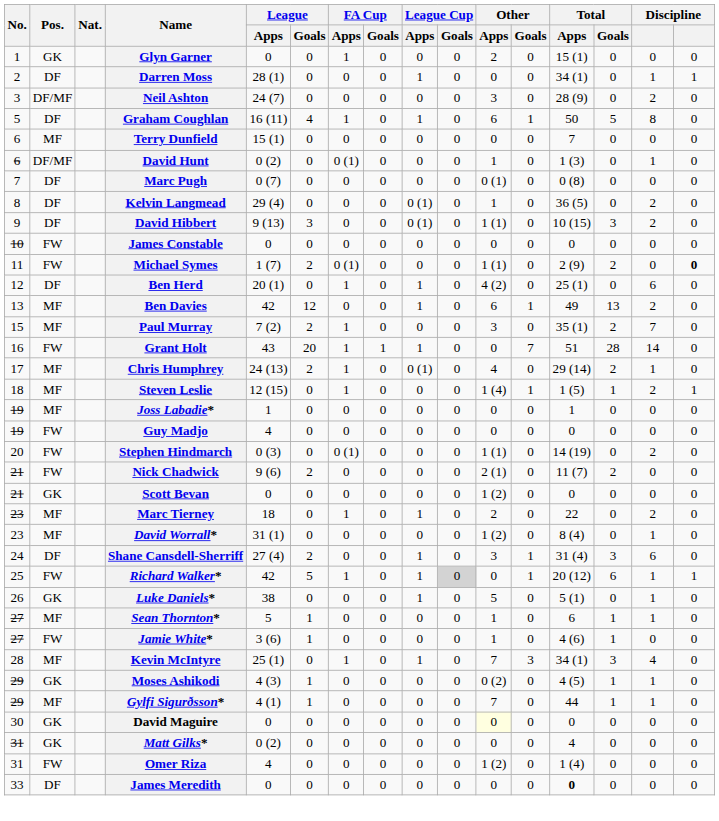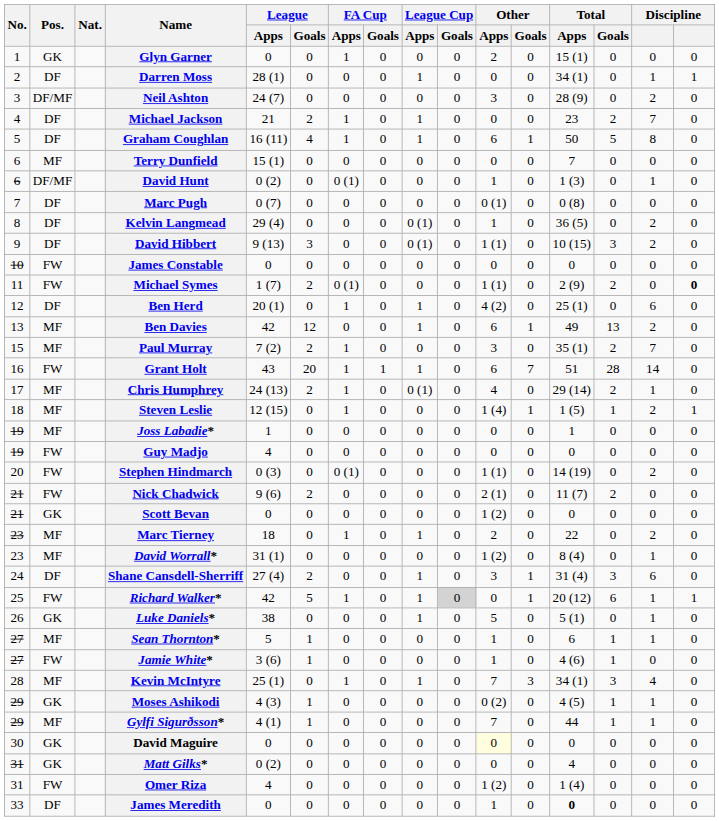+ row: (176, 118)
(494, 347) 0 -> (494, 368) 6
(494, 784) 0 -> (494, 805) 1
